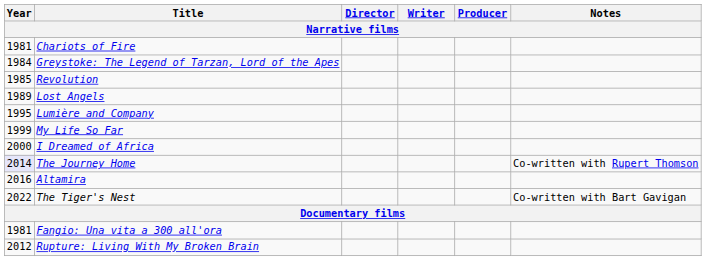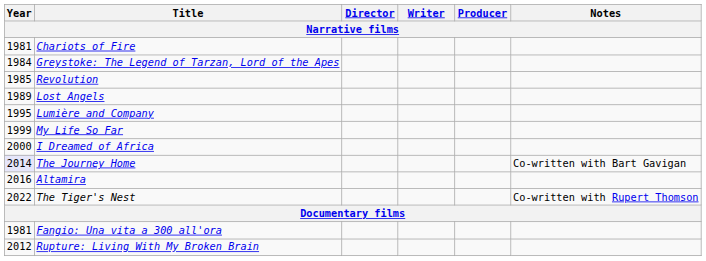(606, 163) Co-written with Rupert Thomson -> (600, 163) Co-written with Bart Gavigan
(600, 197) Co-written with Bart Gavigan -> (606, 197) Co-written with Rupert Thomson
